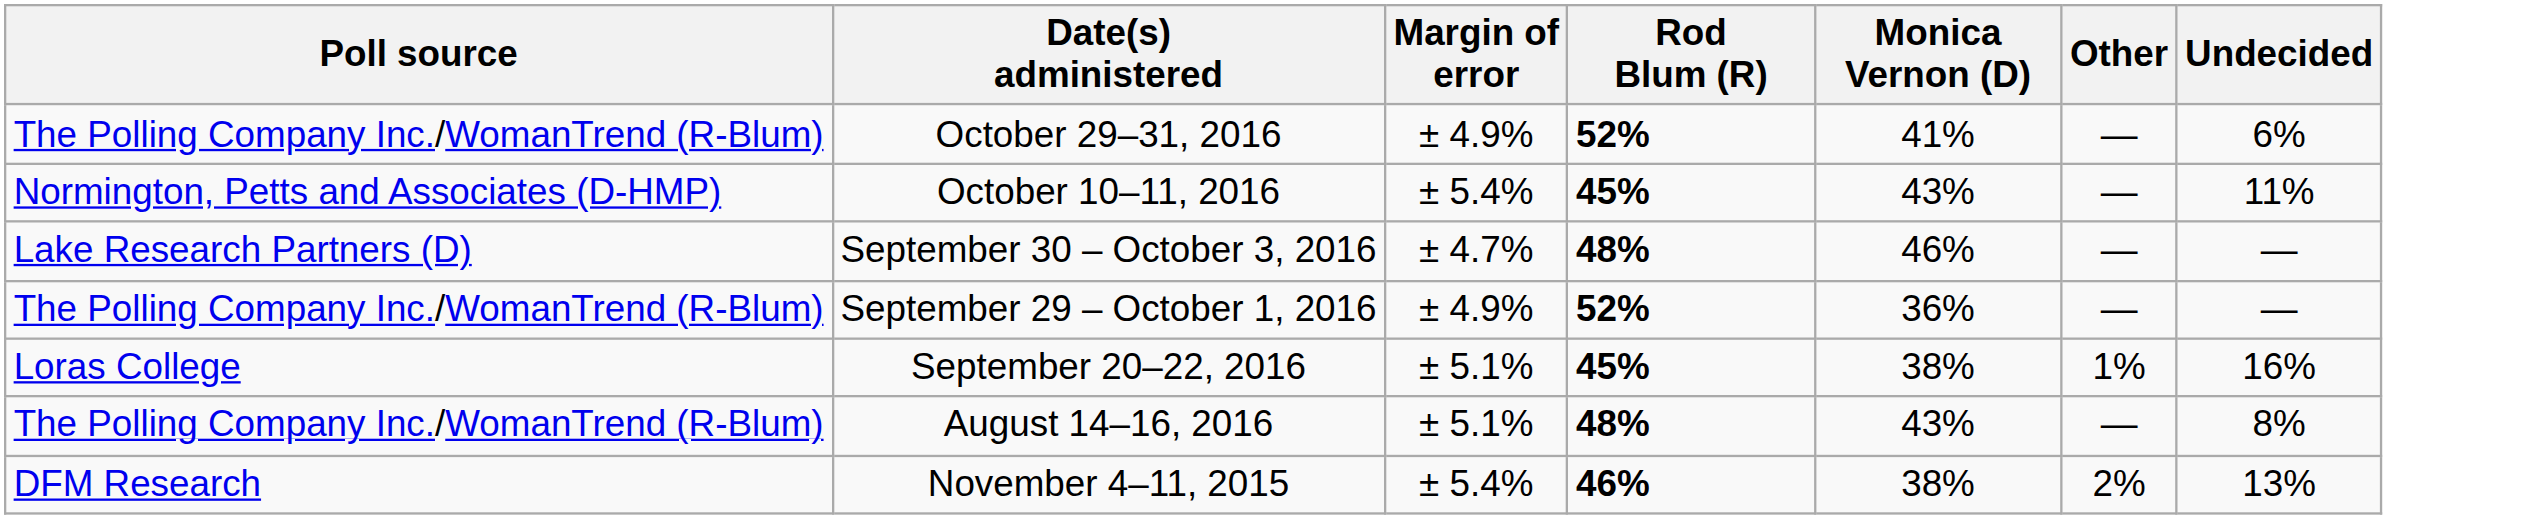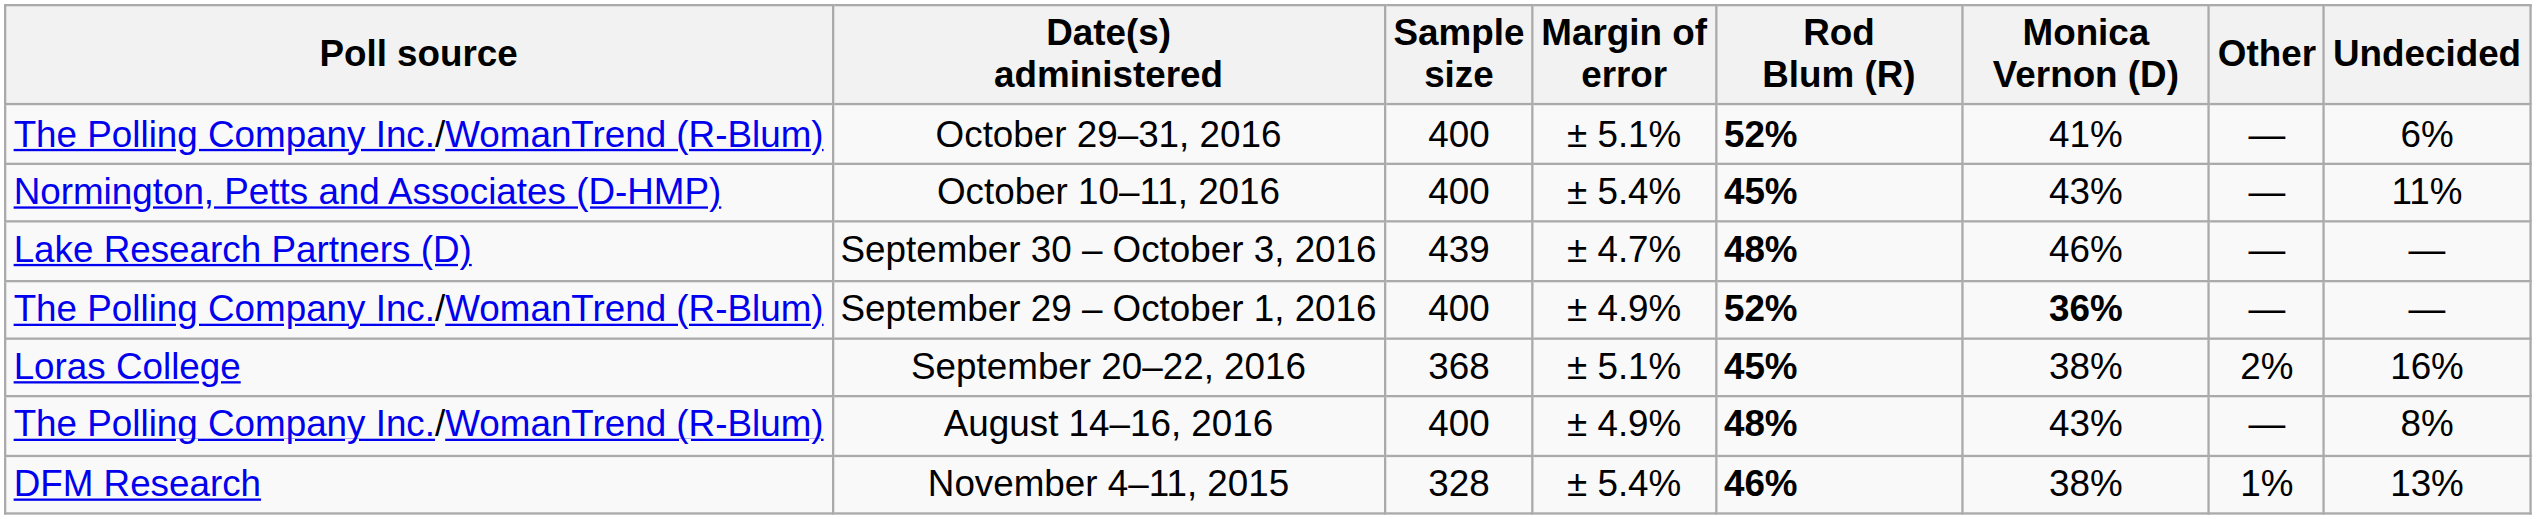+ column: (1459, 54)
(1476, 133) ± 4.9% -> (1624, 133) ± 5.1%
(1938, 308) normal -> (2086, 308) bold
(2119, 366) 1% -> (2267, 366) 2%
(1476, 425) ± 5.1% -> (1624, 425) ± 4.9%
(2119, 483) 2% -> (2267, 483) 1%
